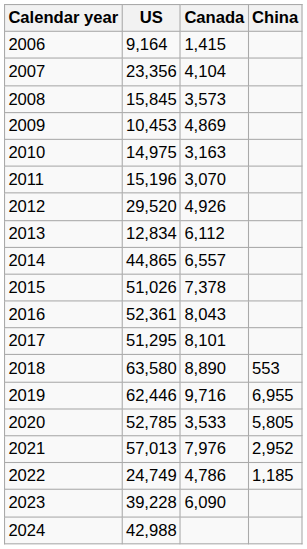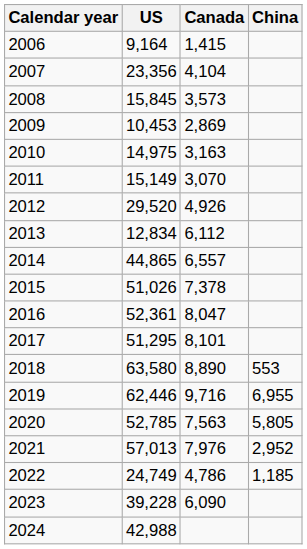(205, 125) 4,869 -> (205, 125) 2,869
(151, 179) 15,196 -> (151, 179) 15,149
(205, 313) 8,043 -> (205, 313) 8,047
(205, 421) 3,533 -> (205, 421) 7,563
